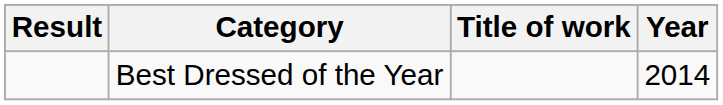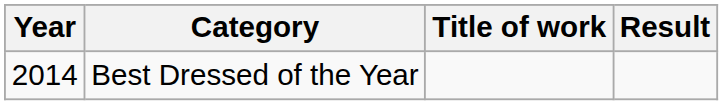columns swapped: (677, 27) <-> (57, 27)
